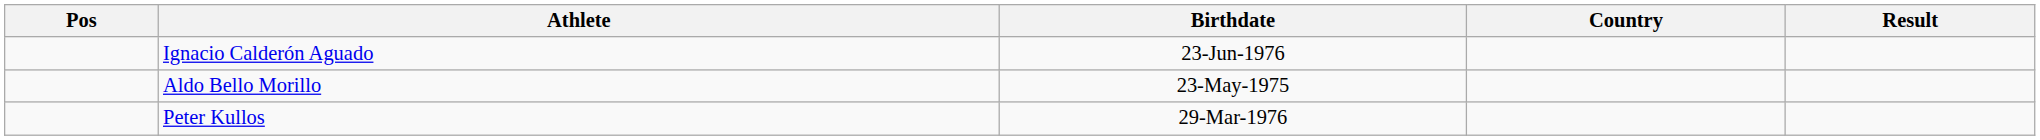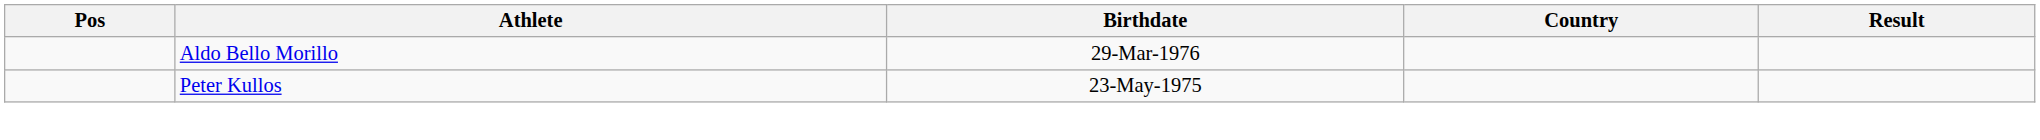- row: (268, 53)
(1233, 85) 23-May-1975 -> (1145, 53) 29-Mar-1976
(1233, 118) 29-Mar-1976 -> (1145, 85) 23-May-1975
